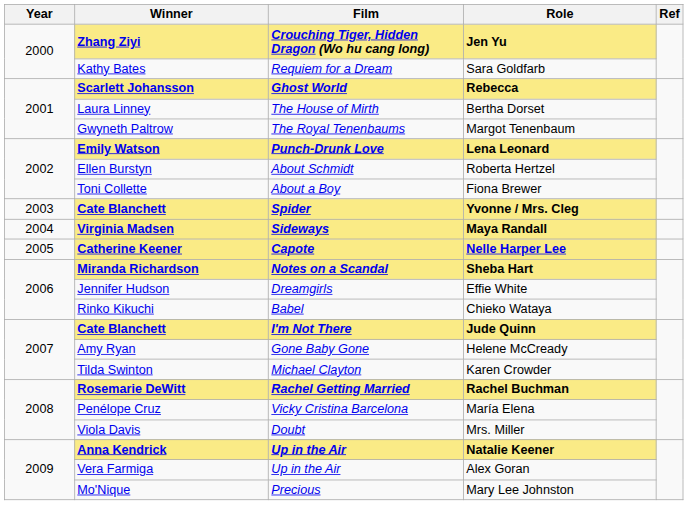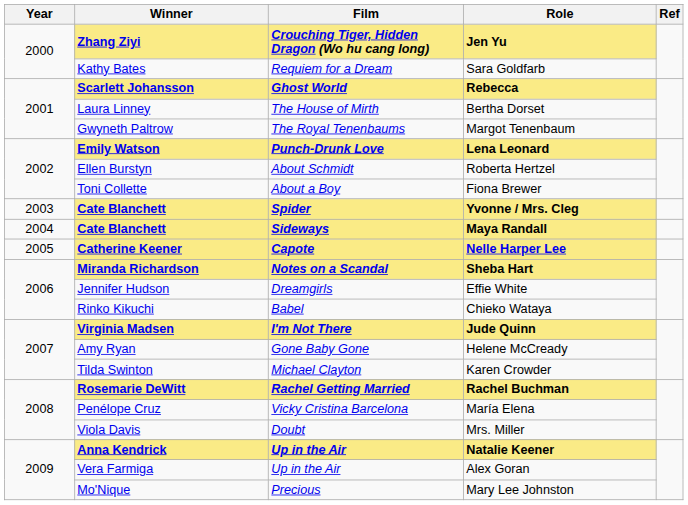(126, 229) Virginia Madsen -> (122, 229) Cate Blanchett
(122, 329) Cate Blanchett -> (126, 329) Virginia Madsen
